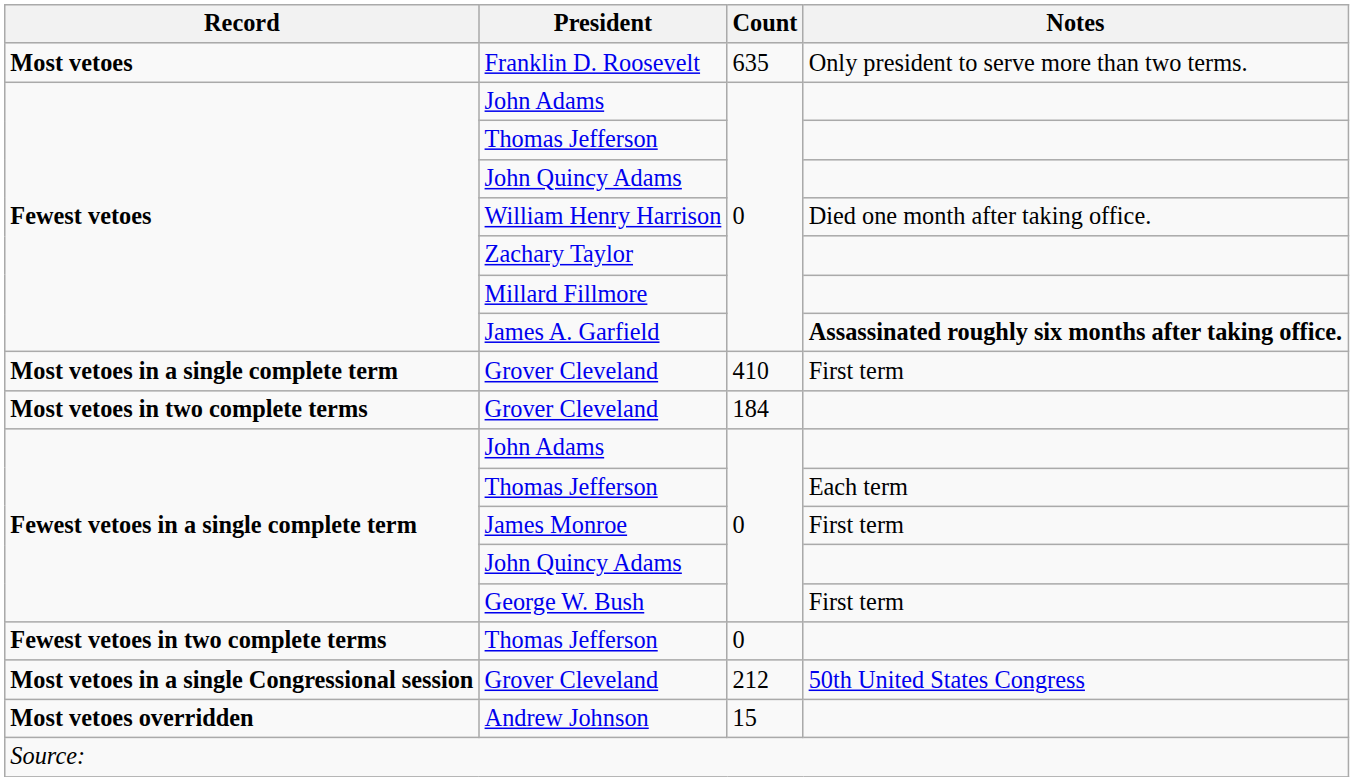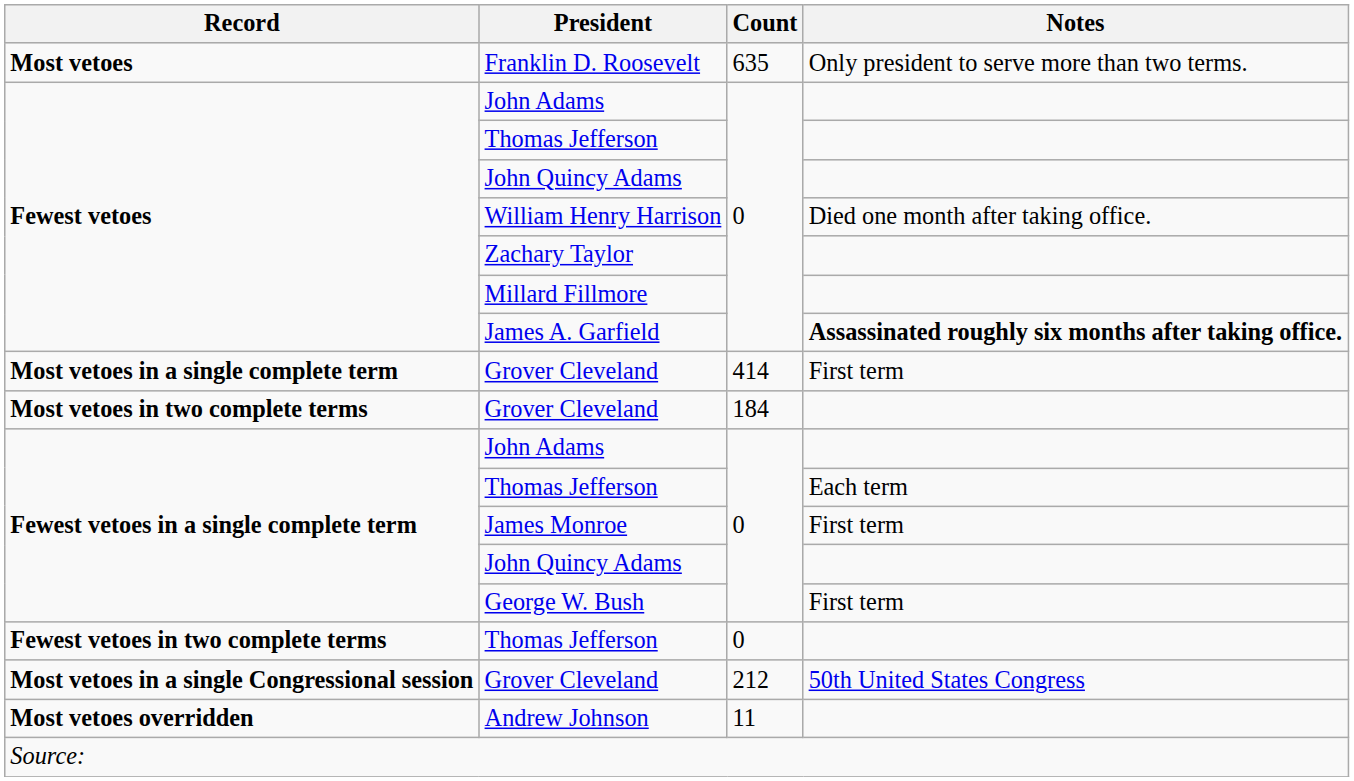(751, 370) 410 -> (751, 370) 414
(745, 718) 15 -> (744, 718) 11
